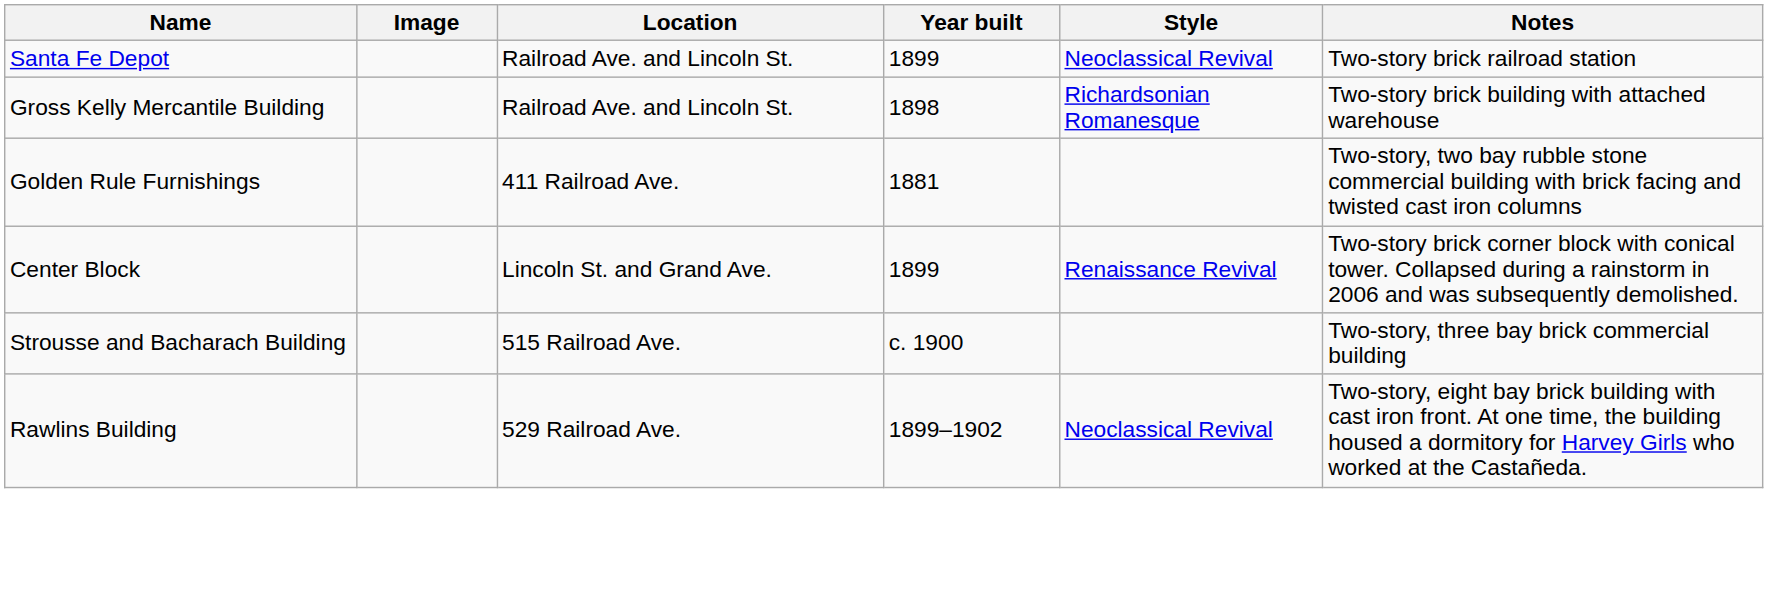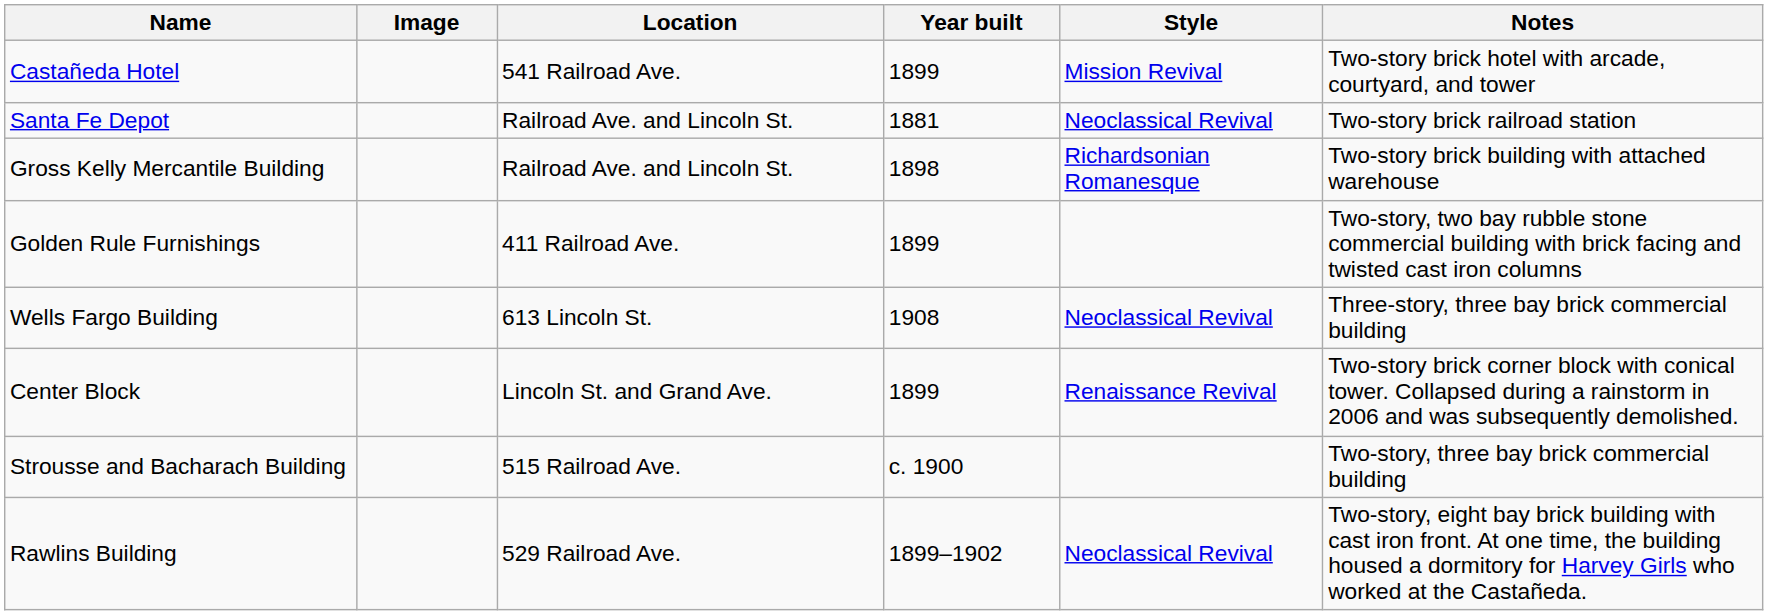+ row: (95, 71)
(914, 58) 1899 -> (914, 120) 1881
(914, 181) 1881 -> (914, 243) 1899
+ row: (114, 317)
